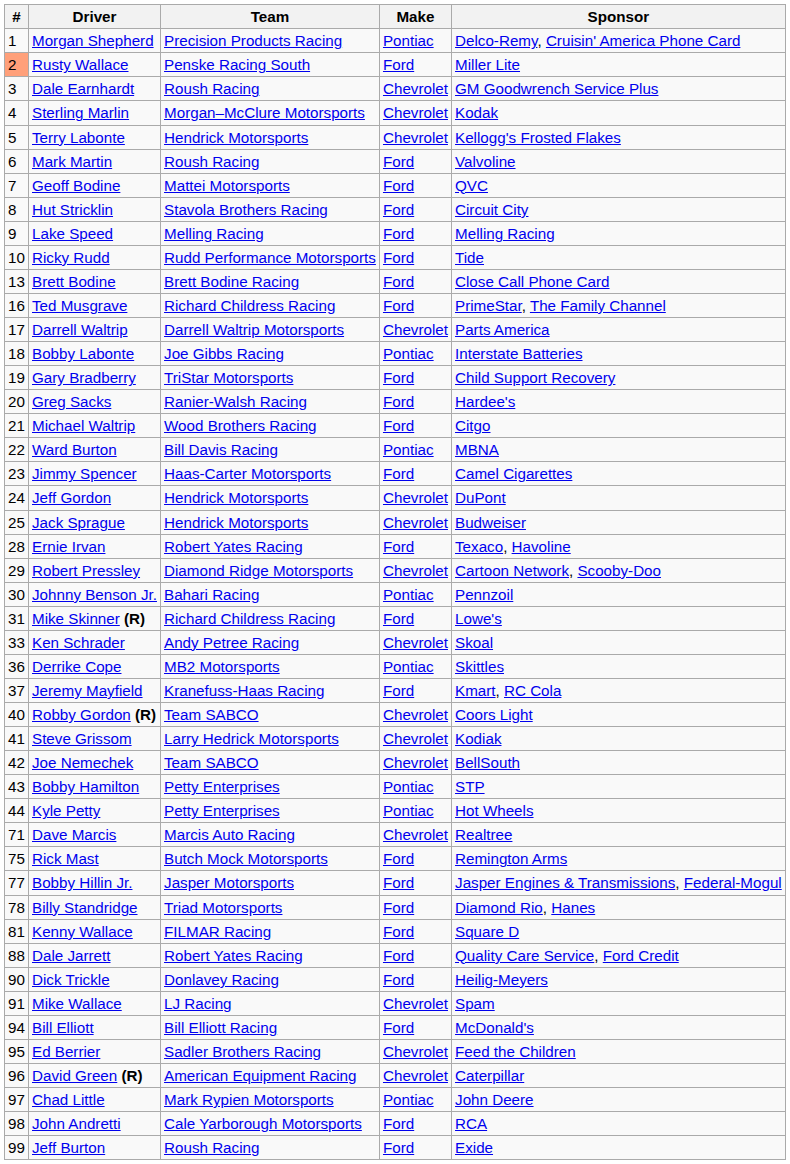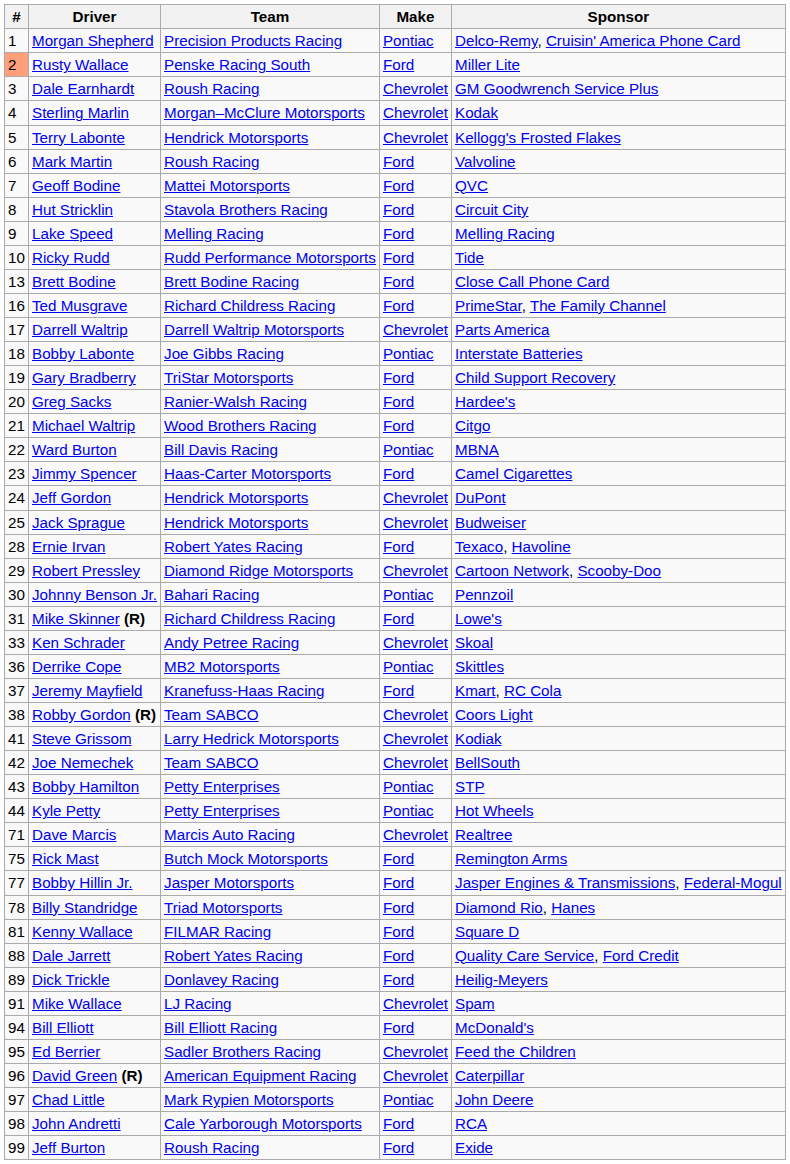(16, 715) 40 -> (16, 715) 38
(16, 979) 90 -> (16, 979) 89
